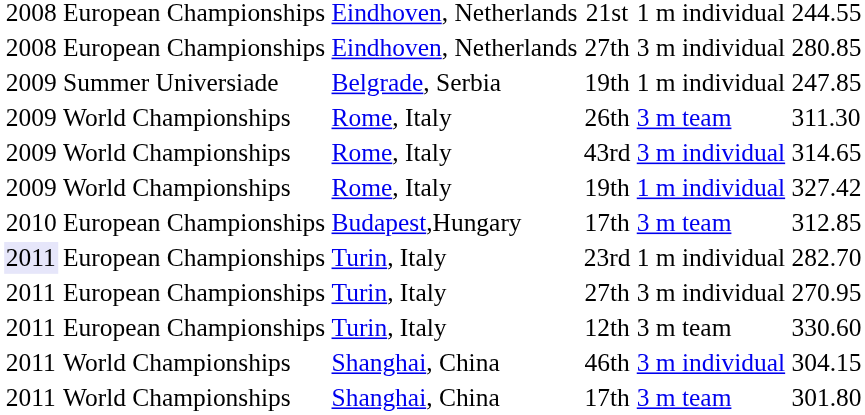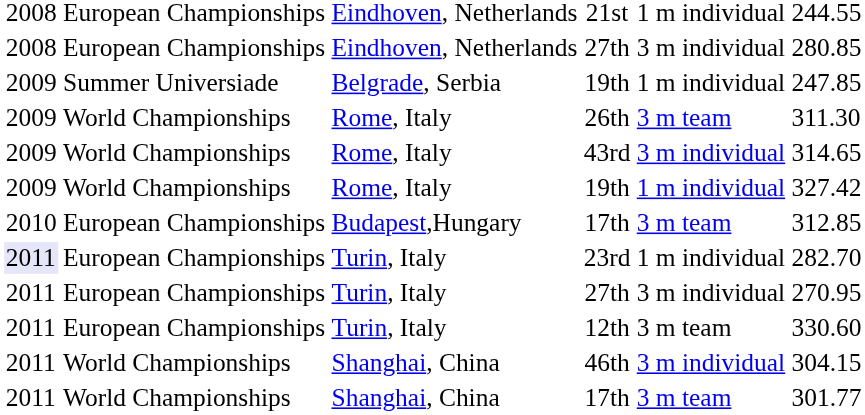(826, 397) 301.80 -> (826, 397) 301.77
